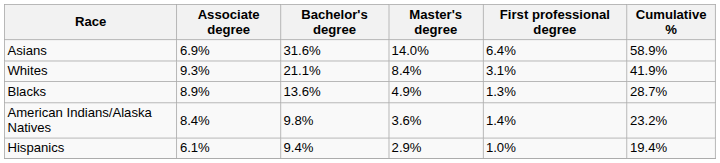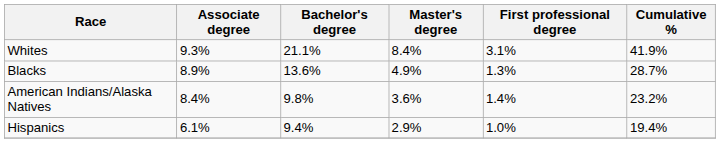- row: (27, 50)
